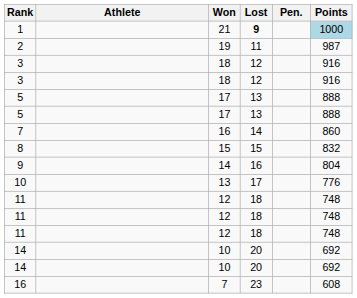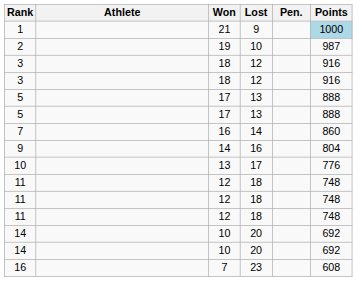(256, 30) bold -> (256, 30) normal
(256, 47) 11 -> (256, 47) 10
- row: (20, 149)
